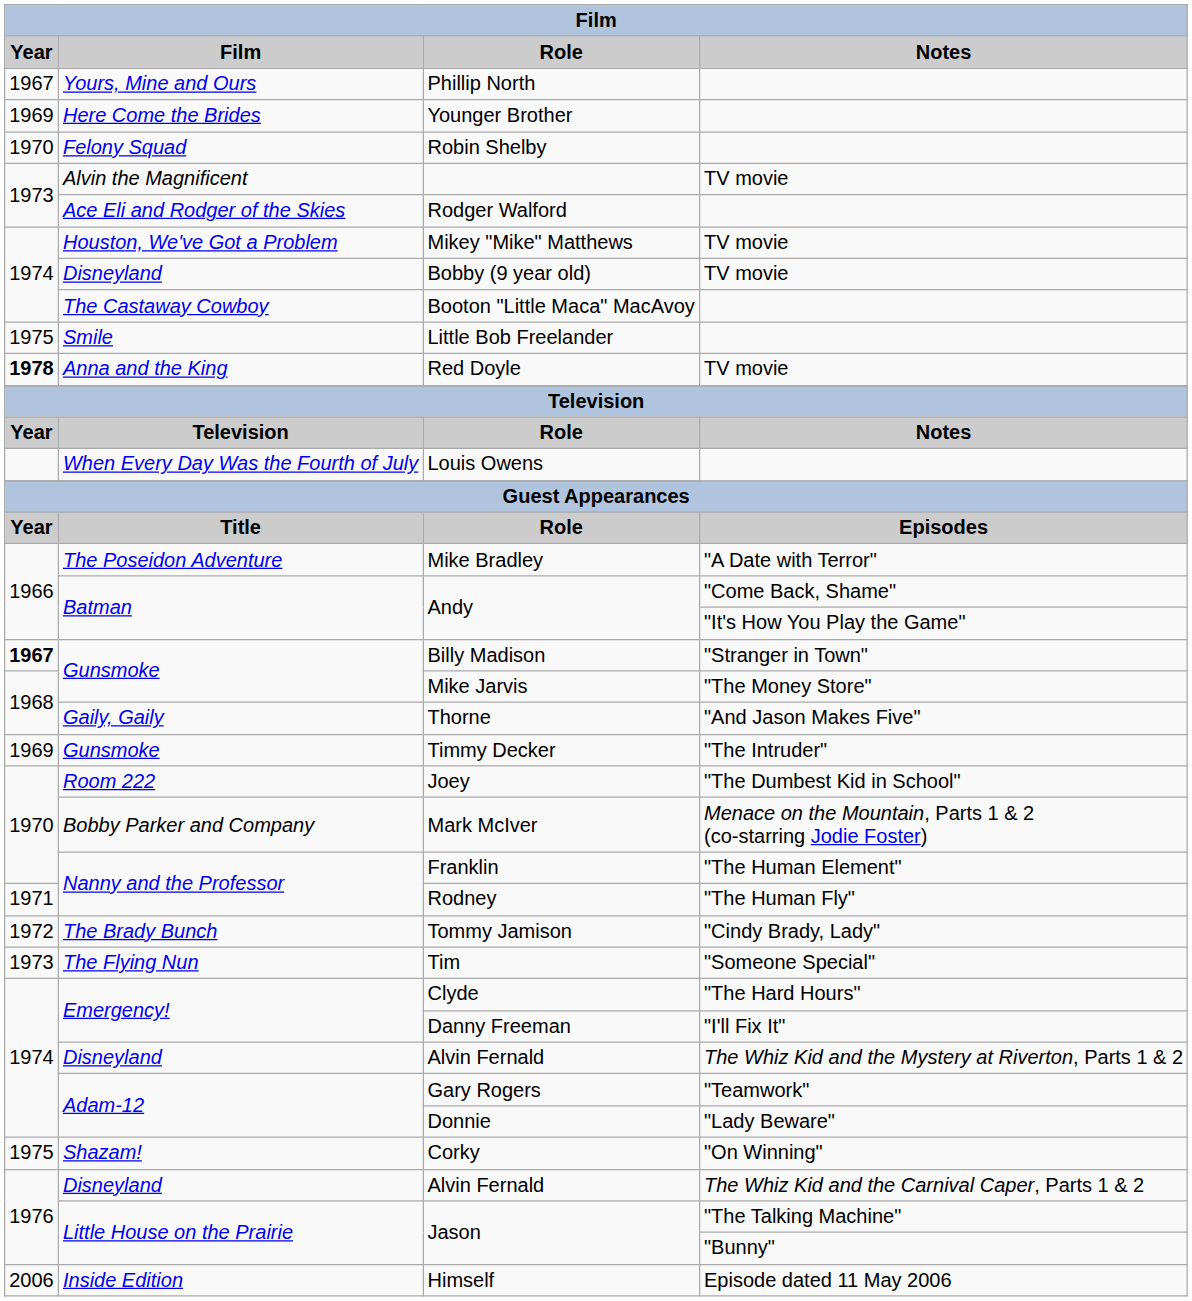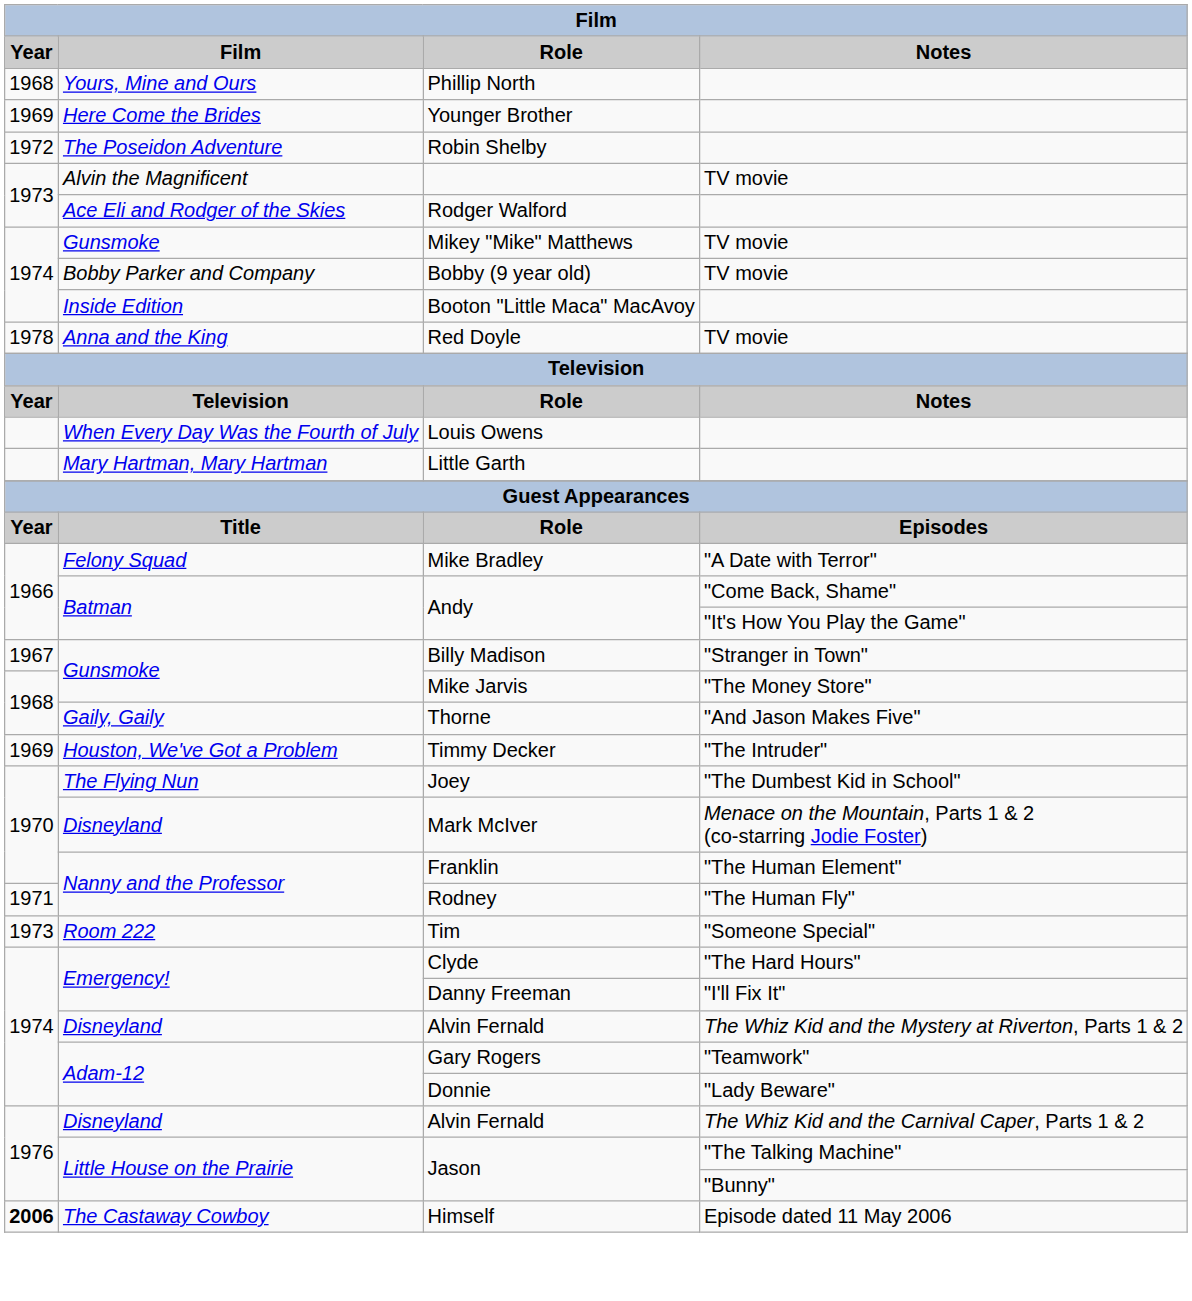(31, 83) 1967 -> (31, 83) 1968
(31, 147) 1970 -> (31, 147) 1972
(125, 147) Felony Squad -> (173, 147) The Poseidon Adventure
(200, 242) Houston, We've Got a Problem -> (111, 242) Gunsmoke
(112, 274) Disneyland -> (189, 274) Bobby Parker and Company
(166, 305) The Castaway Cowboy -> (123, 305) Inside Edition
- row: (520, 337)
(31, 369) bold -> (31, 337) normal
+ row: (476, 464)
(173, 559) The Poseidon Adventure -> (125, 559) Felony Squad
(31, 654) bold -> (31, 654) normal
(111, 749) Gunsmoke -> (200, 749) Houston, We've Got a Problem
(109, 781) Room 222 -> (131, 781) The Flying Nun
(189, 824) Bobby Parker and Company -> (112, 824) Disneyland
- row: (500, 930)
(131, 962) The Flying Nun -> (109, 930) Room 222
- row: (454, 1153)
(31, 1279) normal -> (31, 1216) bold
(123, 1279) Inside Edition -> (166, 1216) The Castaway Cowboy
